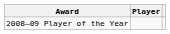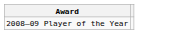- column: (146, 11)
